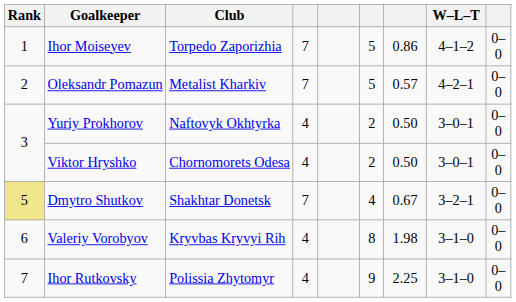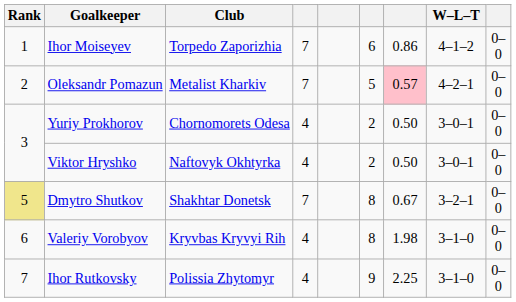(372, 46) 5 -> (372, 46) 6
(405, 84) no background -> (405, 84) pink background
(225, 123) Naftovyk Okhtyrka -> (230, 123) Chornomorets Odesa
(230, 162) Chornomorets Odesa -> (225, 162) Naftovyk Okhtyrka
(372, 200) 4 -> (372, 200) 8
